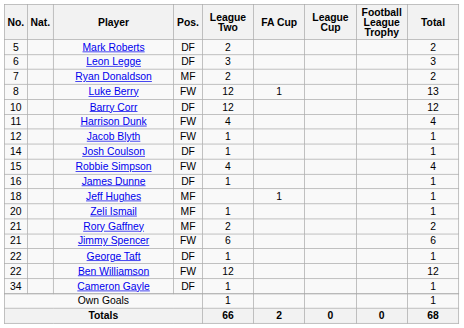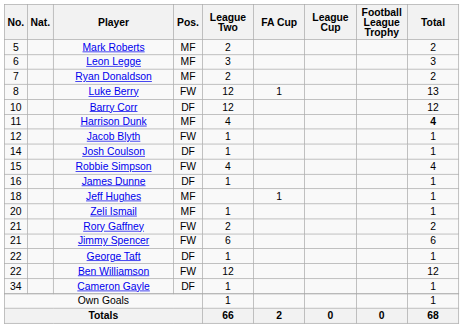(188, 47) DF -> (188, 47) MF
(188, 62) DF -> (188, 62) MF
(188, 122) FW -> (188, 122) MF
(433, 122) normal -> (433, 122) bold
(188, 227) MF -> (188, 227) FW
